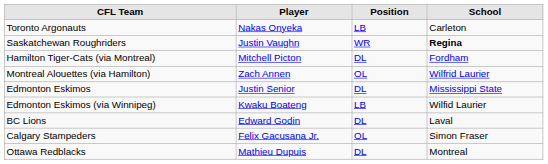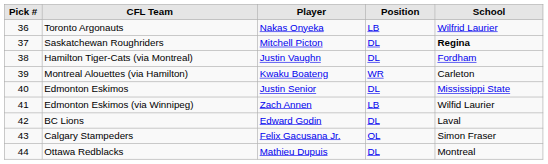+ column: (23, 12)
(448, 27) Carleton -> (468, 27) Wilfrid Laurier
(269, 43) Justin Vaughn -> (291, 43) Mitchell Picton
(362, 43) WR -> (374, 43) DL
(270, 58) Mitchell Picton -> (290, 58) Justin Vaughn
(264, 74) Zach Annen -> (294, 74) Kwaku Boateng
(361, 74) OL -> (376, 74) WR
(459, 74) Wilfrid Laurier -> (456, 74) Carleton
(272, 105) Kwaku Boateng -> (286, 105) Zach Annen
